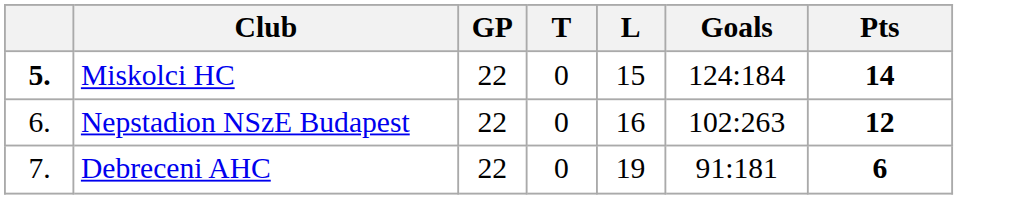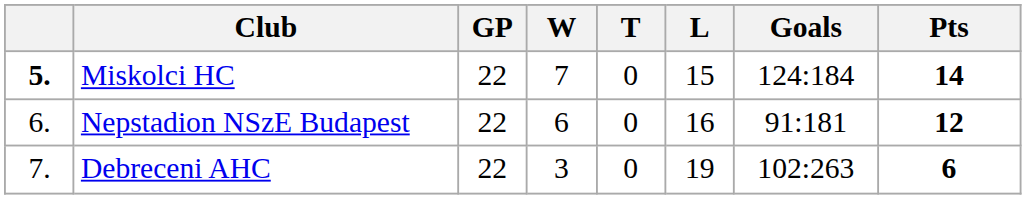+ column: (561, 27)
(737, 121) 102:263 -> (806, 121) 91:181
(737, 168) 91:181 -> (806, 168) 102:263
